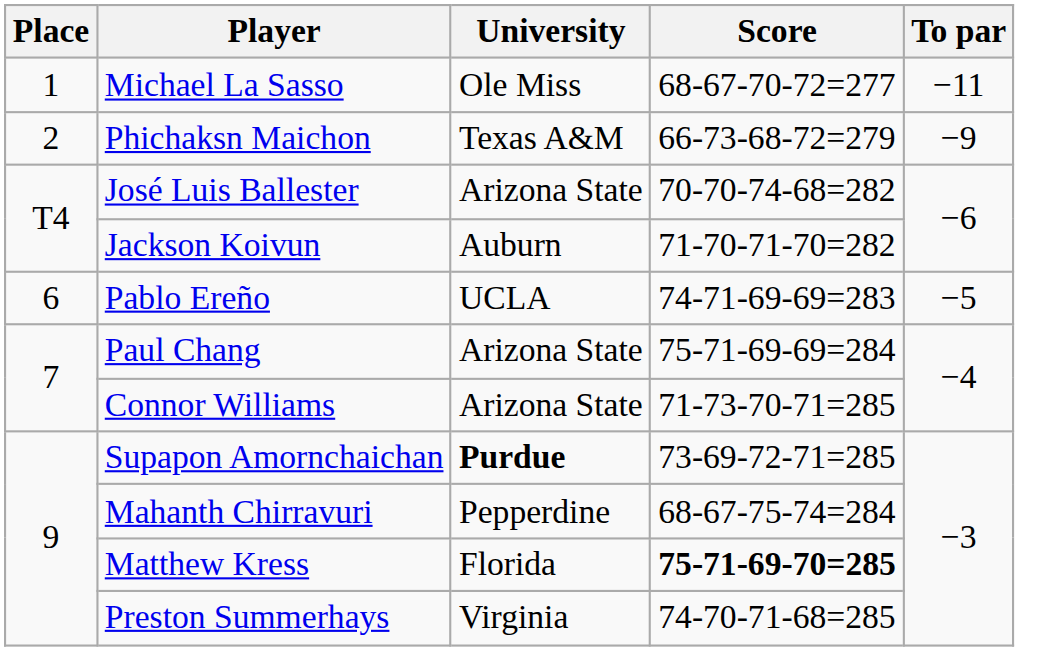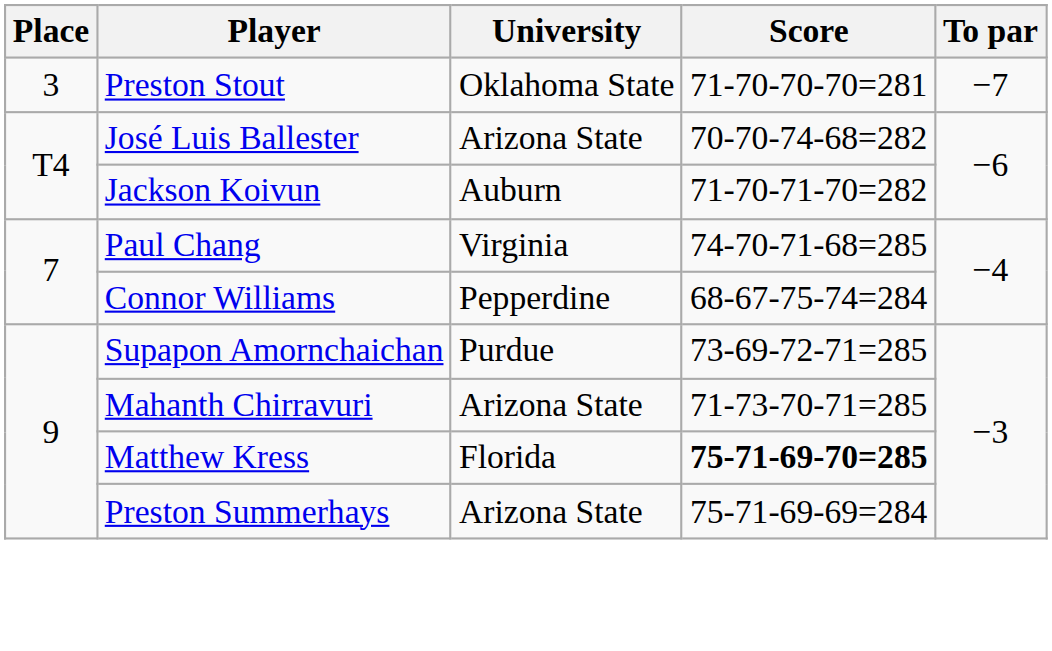- row: (224, 84)
- row: (238, 137)
+ row: (195, 84)
- row: (187, 297)
(551, 350) Arizona State -> (514, 244) Virginia
(777, 350) 75-71-69-69=284 -> (809, 244) 74-70-71-68=285
(551, 404) Arizona State -> (535, 297) Pepperdine
(777, 404) 71-73-70-71=285 -> (809, 297) 68-67-75-74=284
(512, 457) bold -> (507, 350) normal
(535, 510) Pepperdine -> (551, 404) Arizona State
(777, 510) 68-67-75-74=284 -> (809, 404) 71-73-70-71=285
(514, 617) Virginia -> (551, 510) Arizona State
(777, 617) 74-70-71-68=285 -> (809, 510) 75-71-69-69=284
